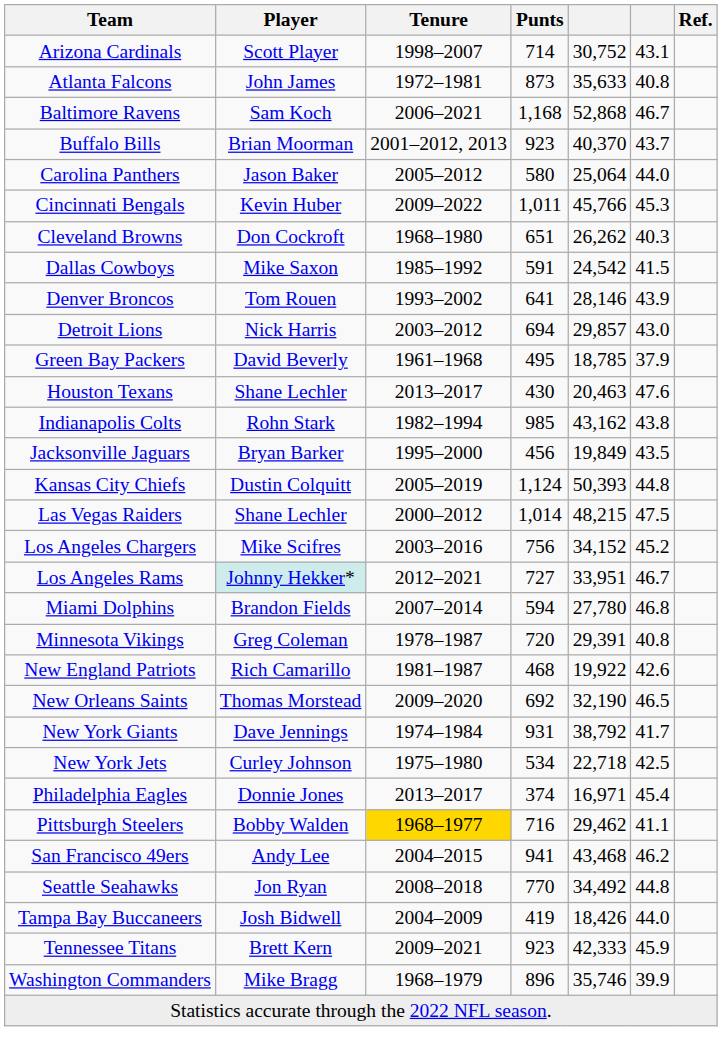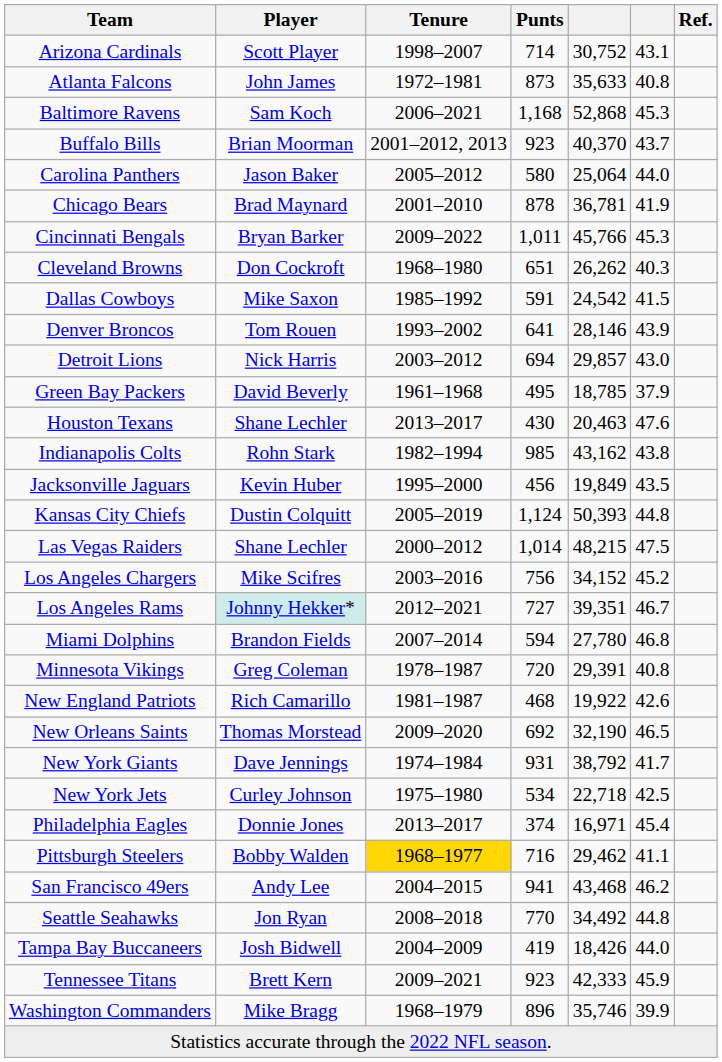(652, 112) 46.7 -> (652, 112) 45.3
+ row: (110, 205)
(291, 205) Kevin Huber -> (291, 236) Bryan Barker
(291, 453) Bryan Barker -> (291, 484) Kevin Huber
(600, 577) 33,951 -> (600, 608) 39,351
